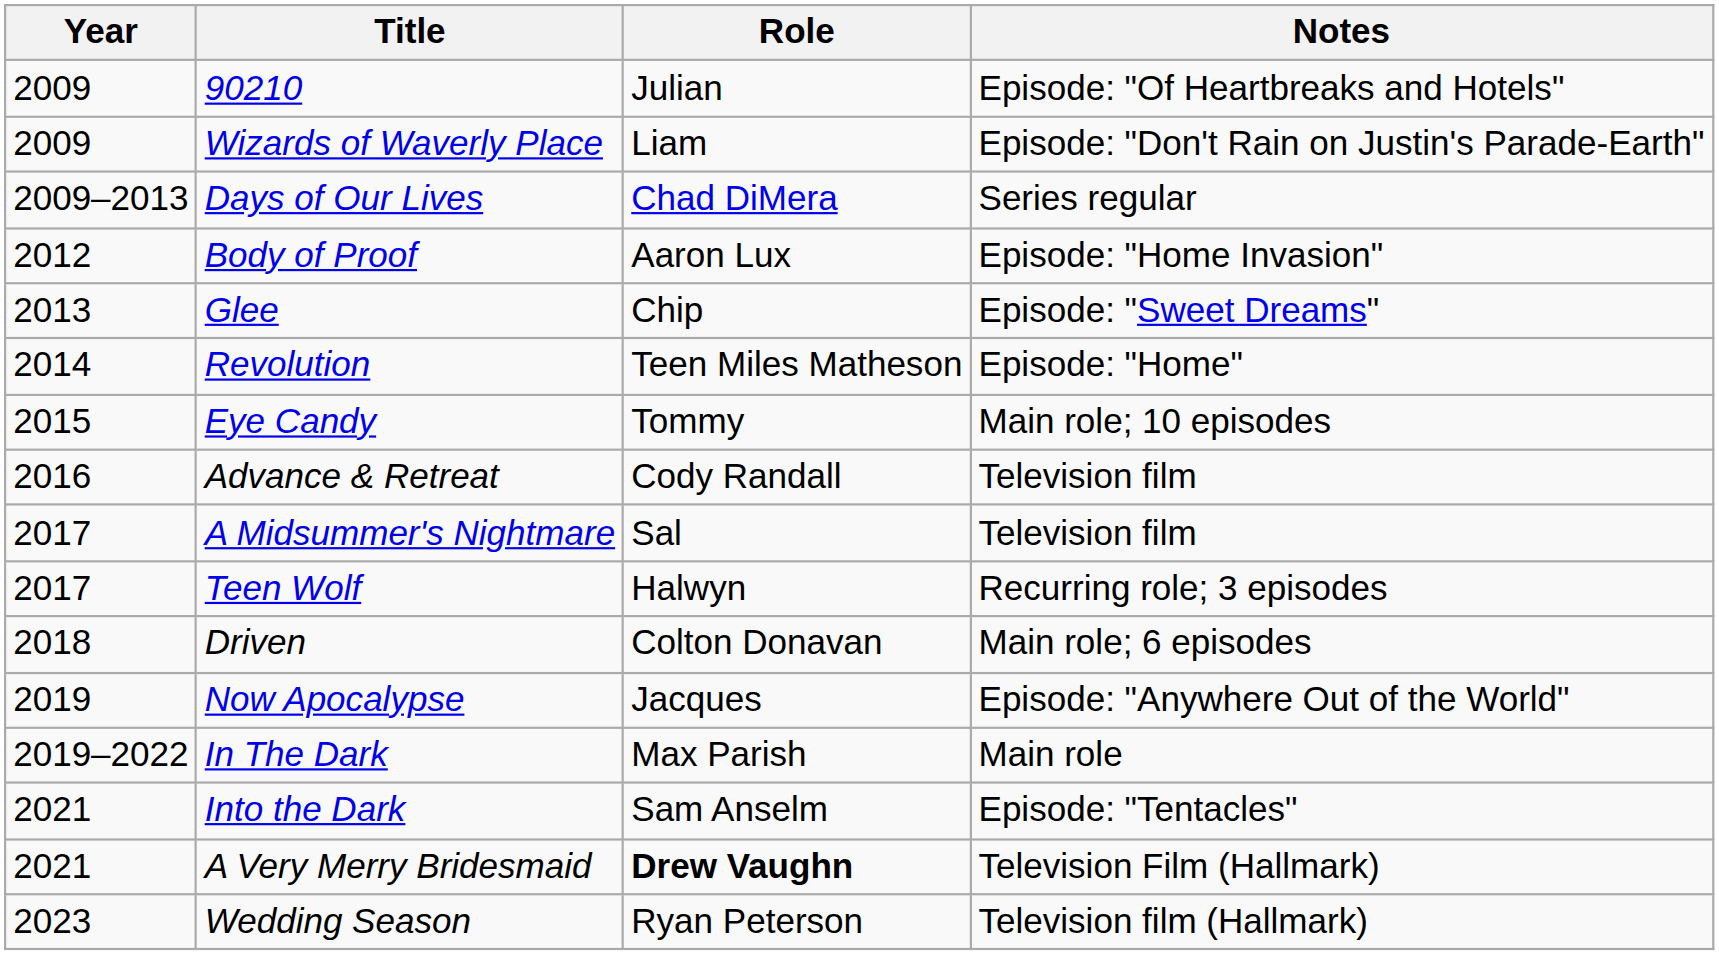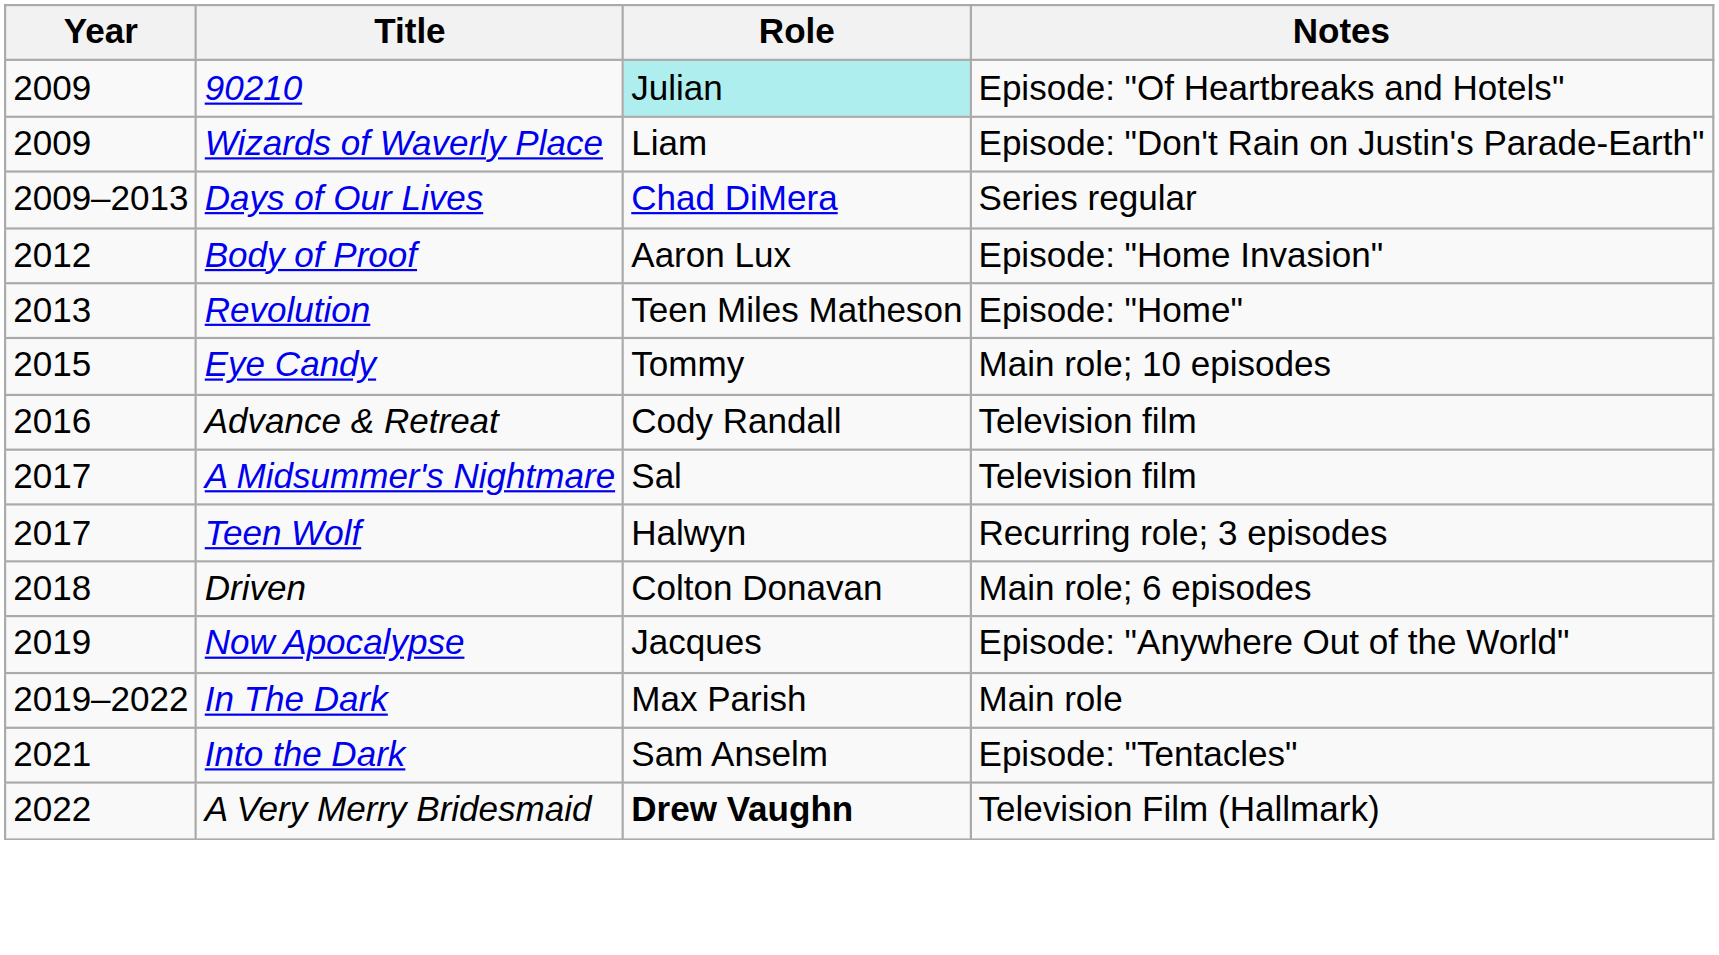(677, 87) no background -> (677, 87) paleturquoise background
- row: (242, 310)
(52, 365) 2014 -> (52, 310) 2013
(52, 865) 2021 -> (52, 810) 2022
- row: (338, 921)
